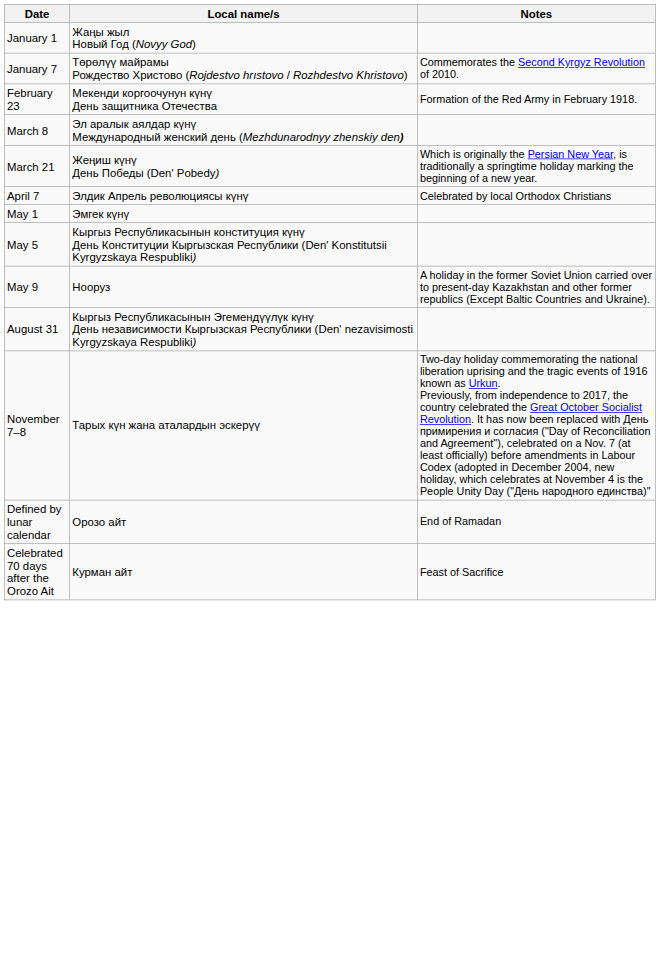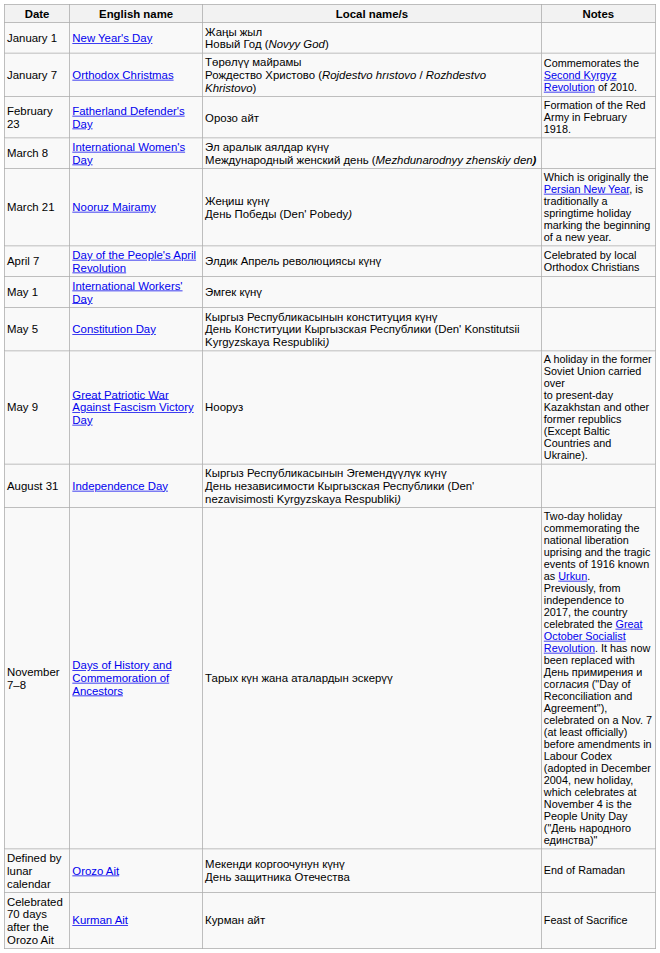+ column: (136, 14)
(145, 100) Мекенди коргоочунун күнү День защитника Отечества -> (232, 117) Орозо айт
(99, 522) Орозо айт -> (277, 870) Мекенди коргоочунун күнү День защитника Отечества
